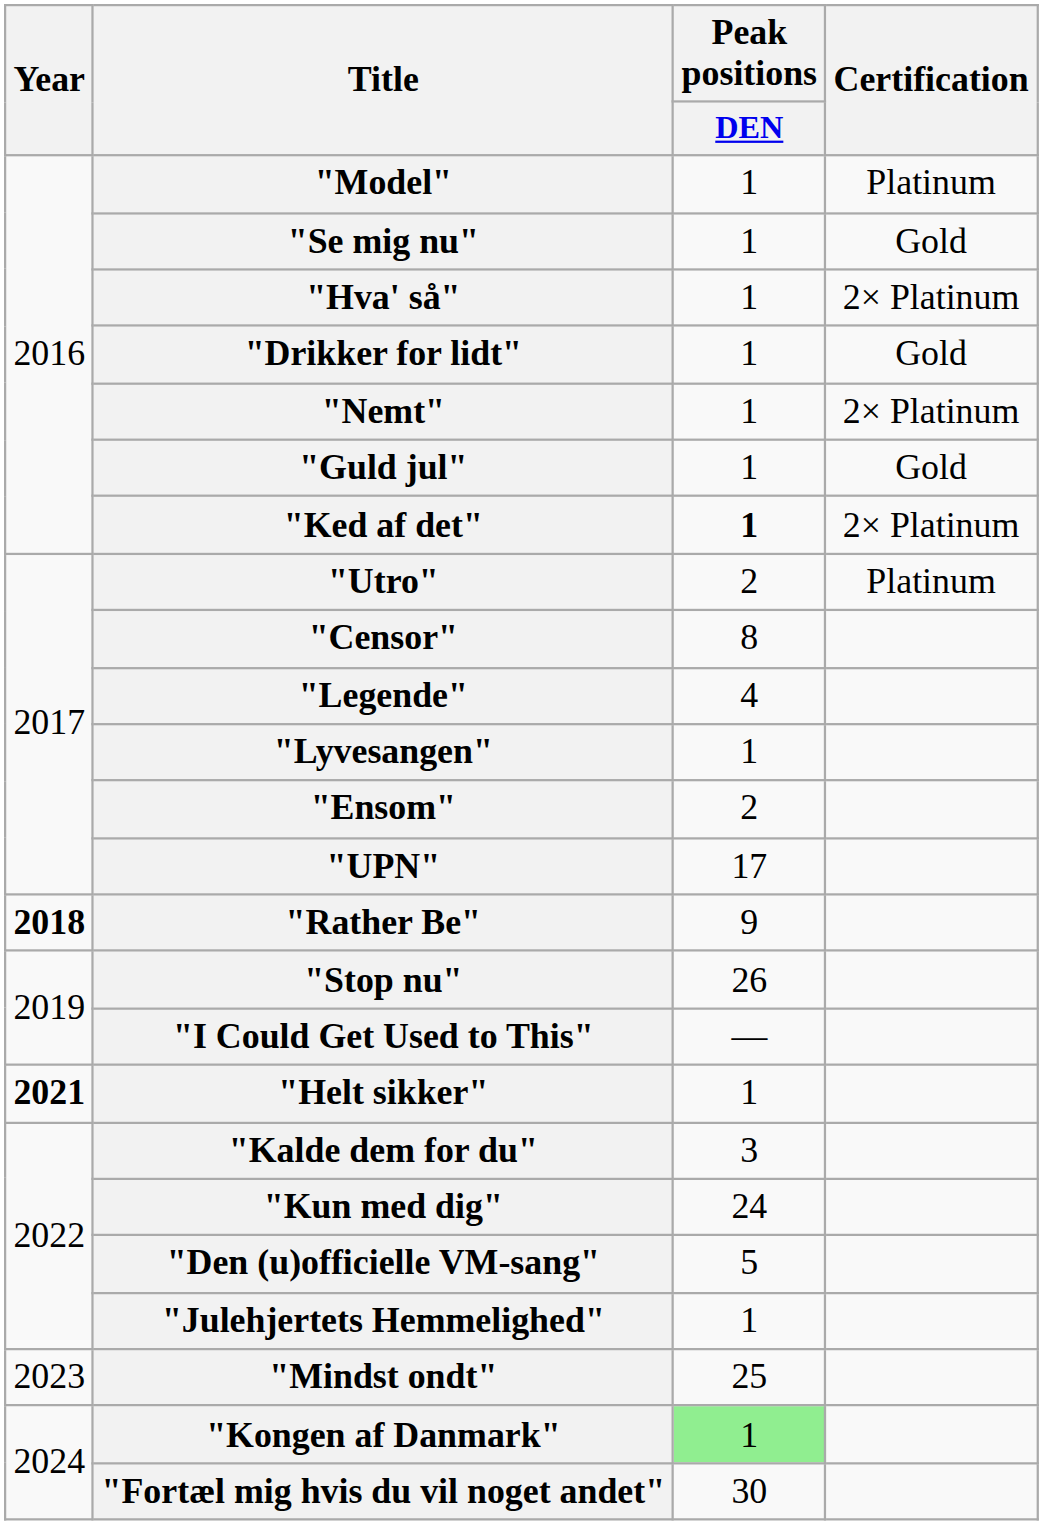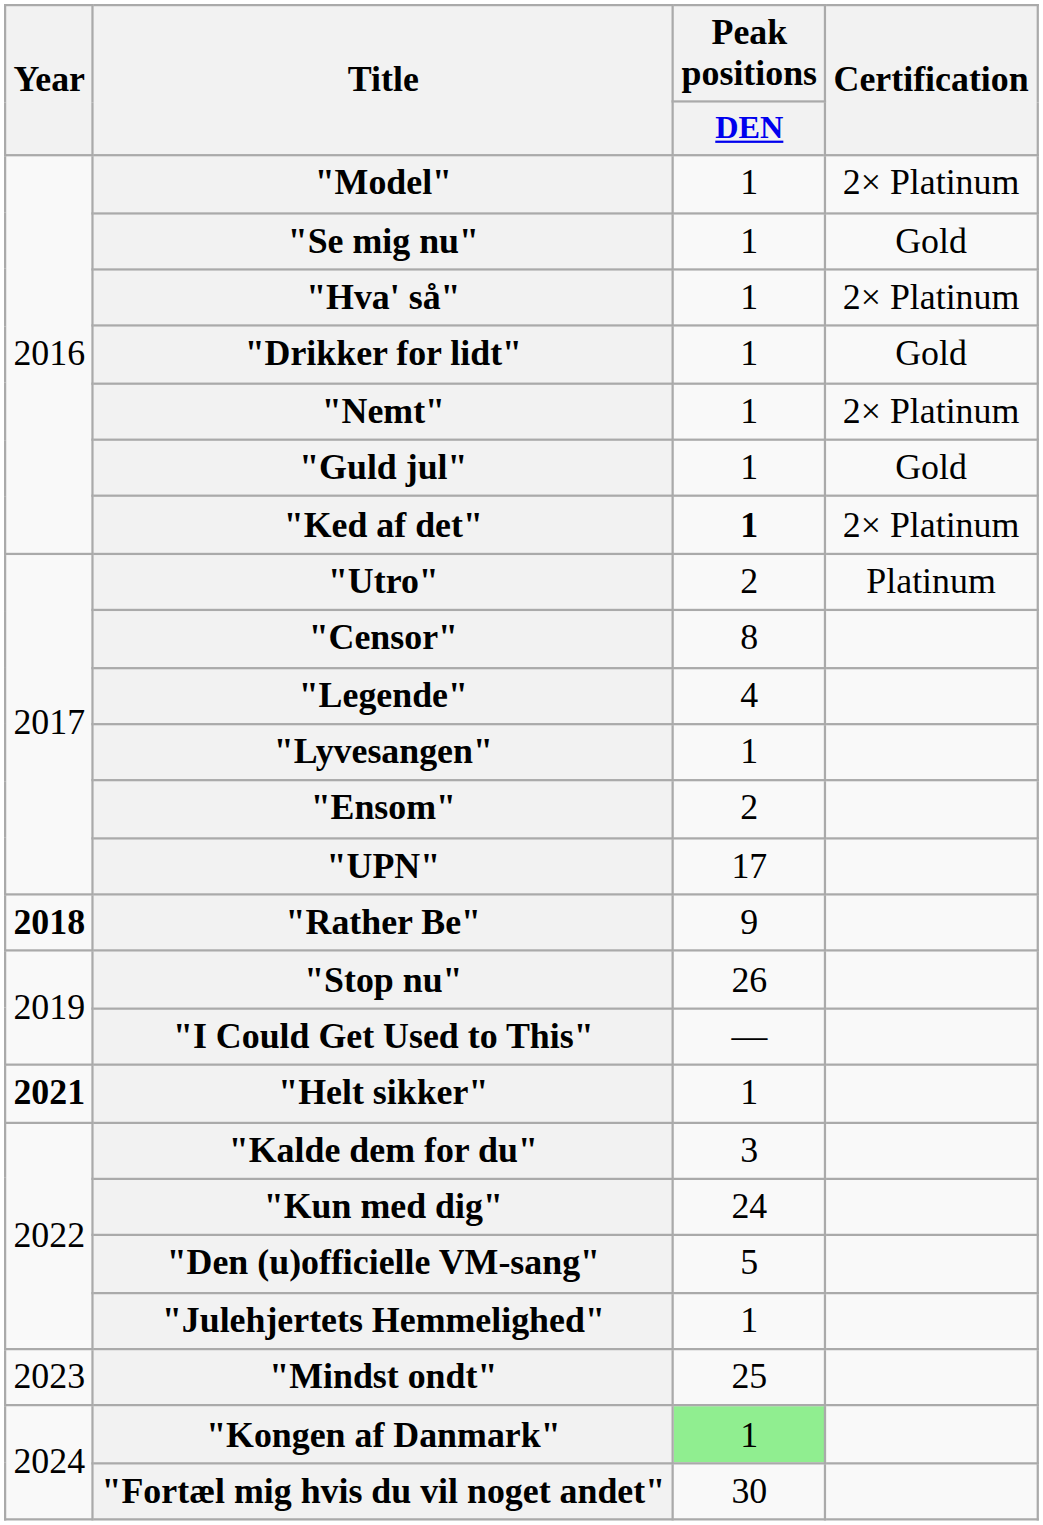(931, 183) Platinum -> (931, 183) 2× Platinum
